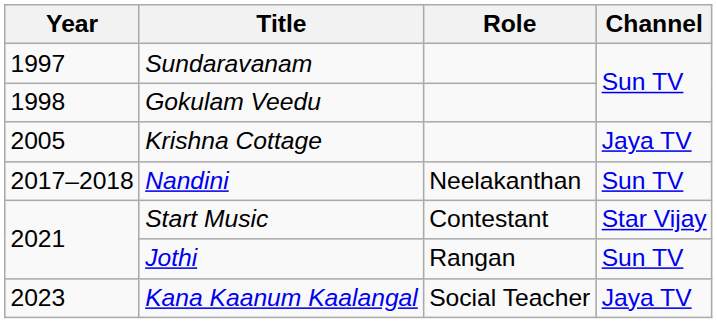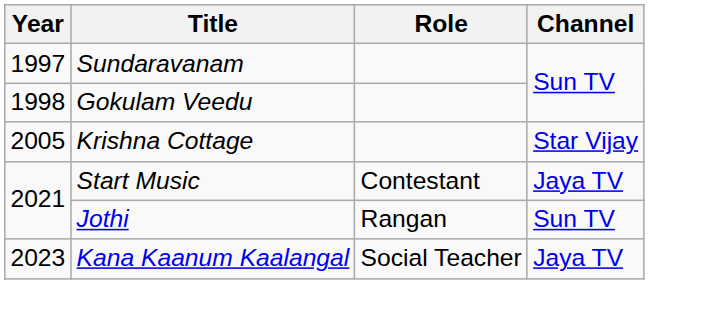(647, 141) Jaya TV -> (586, 141) Star Vijay
- row: (187, 180)
(654, 219) Star Vijay -> (578, 180) Jaya TV
